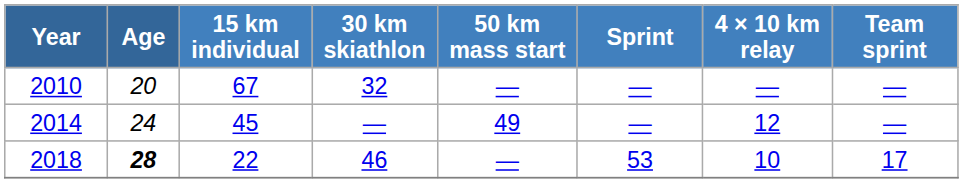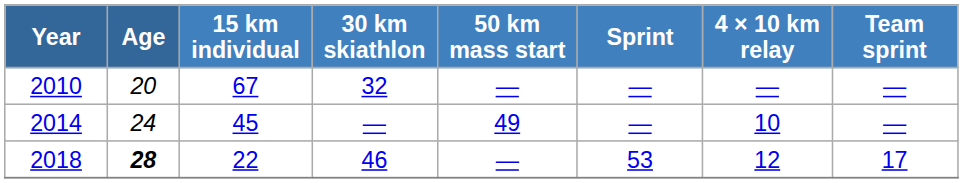(767, 123) 12 -> (767, 123) 10
(767, 160) 10 -> (767, 160) 12
